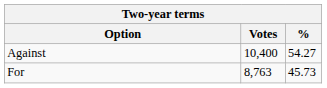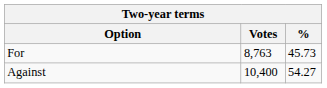rows swapped: (26, 53) <-> (16, 72)
